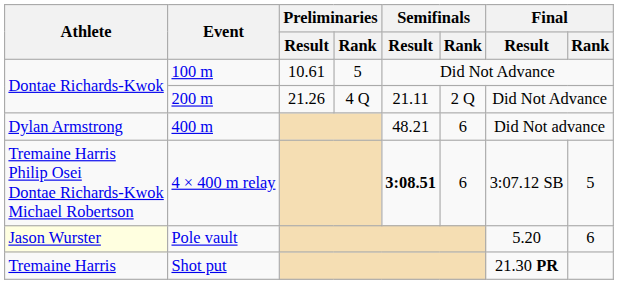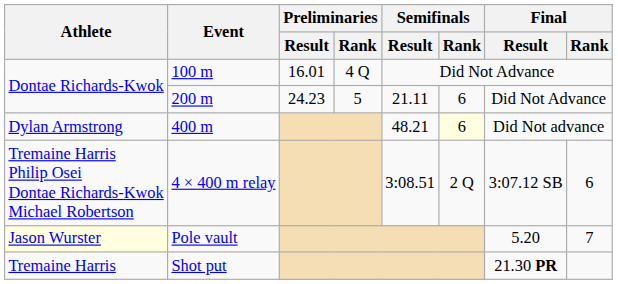(307, 72) 10.61 -> (307, 72) 16.01
(358, 72) 5 -> (358, 72) 4 Q
(307, 99) 21.26 -> (307, 99) 24.23
(358, 99) 4 Q -> (358, 99) 5
(463, 99) 2 Q -> (462, 99) 6
(463, 126) no background -> (462, 126) lightyellow background
(411, 182) bold -> (410, 182) normal
(463, 182) 6 -> (462, 182) 2 Q
(590, 182) 5 -> (589, 182) 6
(590, 239) 6 -> (589, 239) 7
